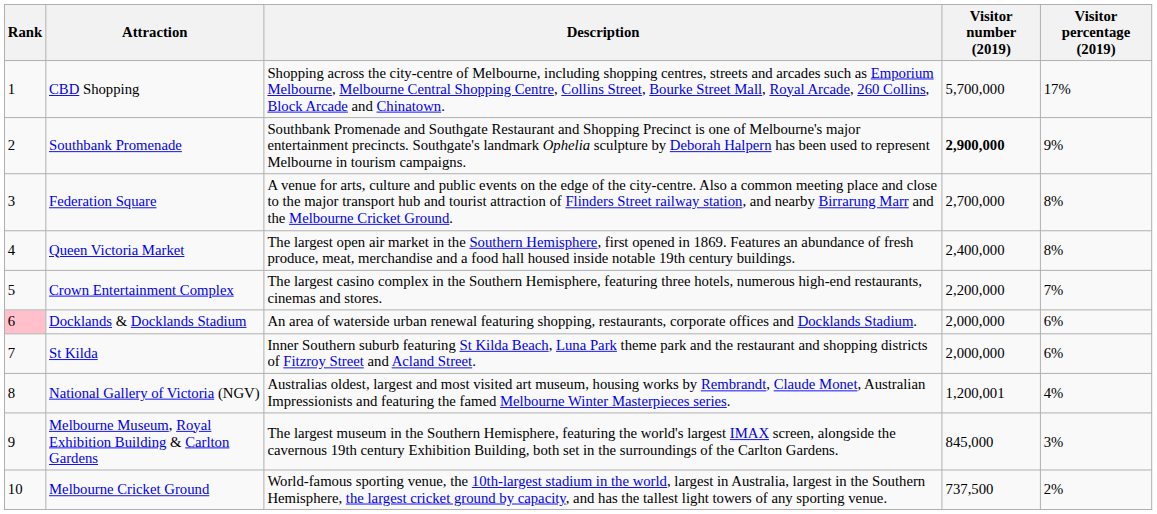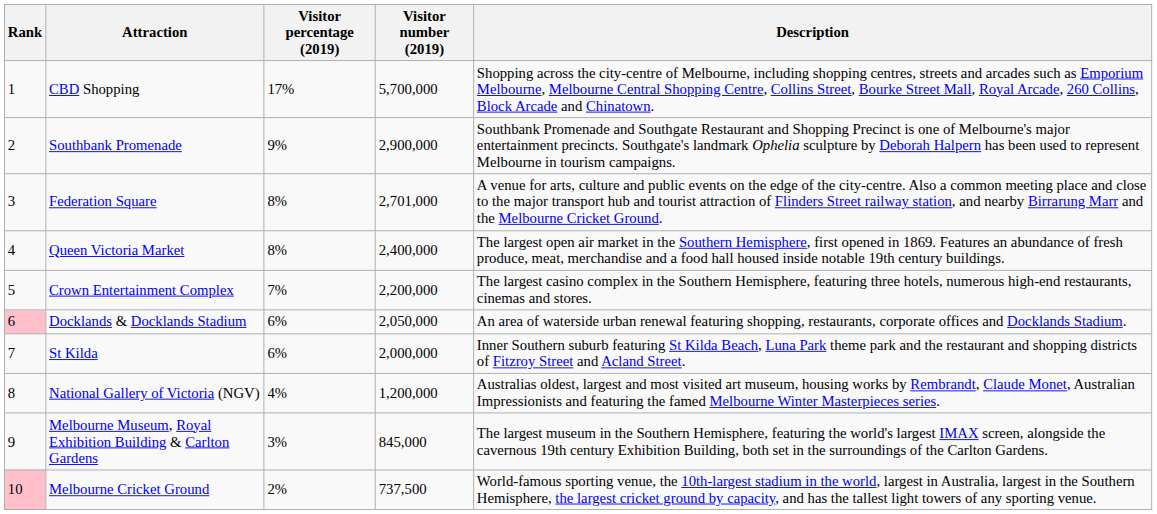columns swapped: (603, 32) <-> (1096, 32)
(975, 145) bold -> (408, 145) normal
(975, 202) 2,700,000 -> (408, 202) 2,701,000
(975, 321) 2,000,000 -> (408, 321) 2,050,000
(975, 393) 1,200,001 -> (408, 393) 1,200,000
(15, 489) no background -> (15, 489) pink background
